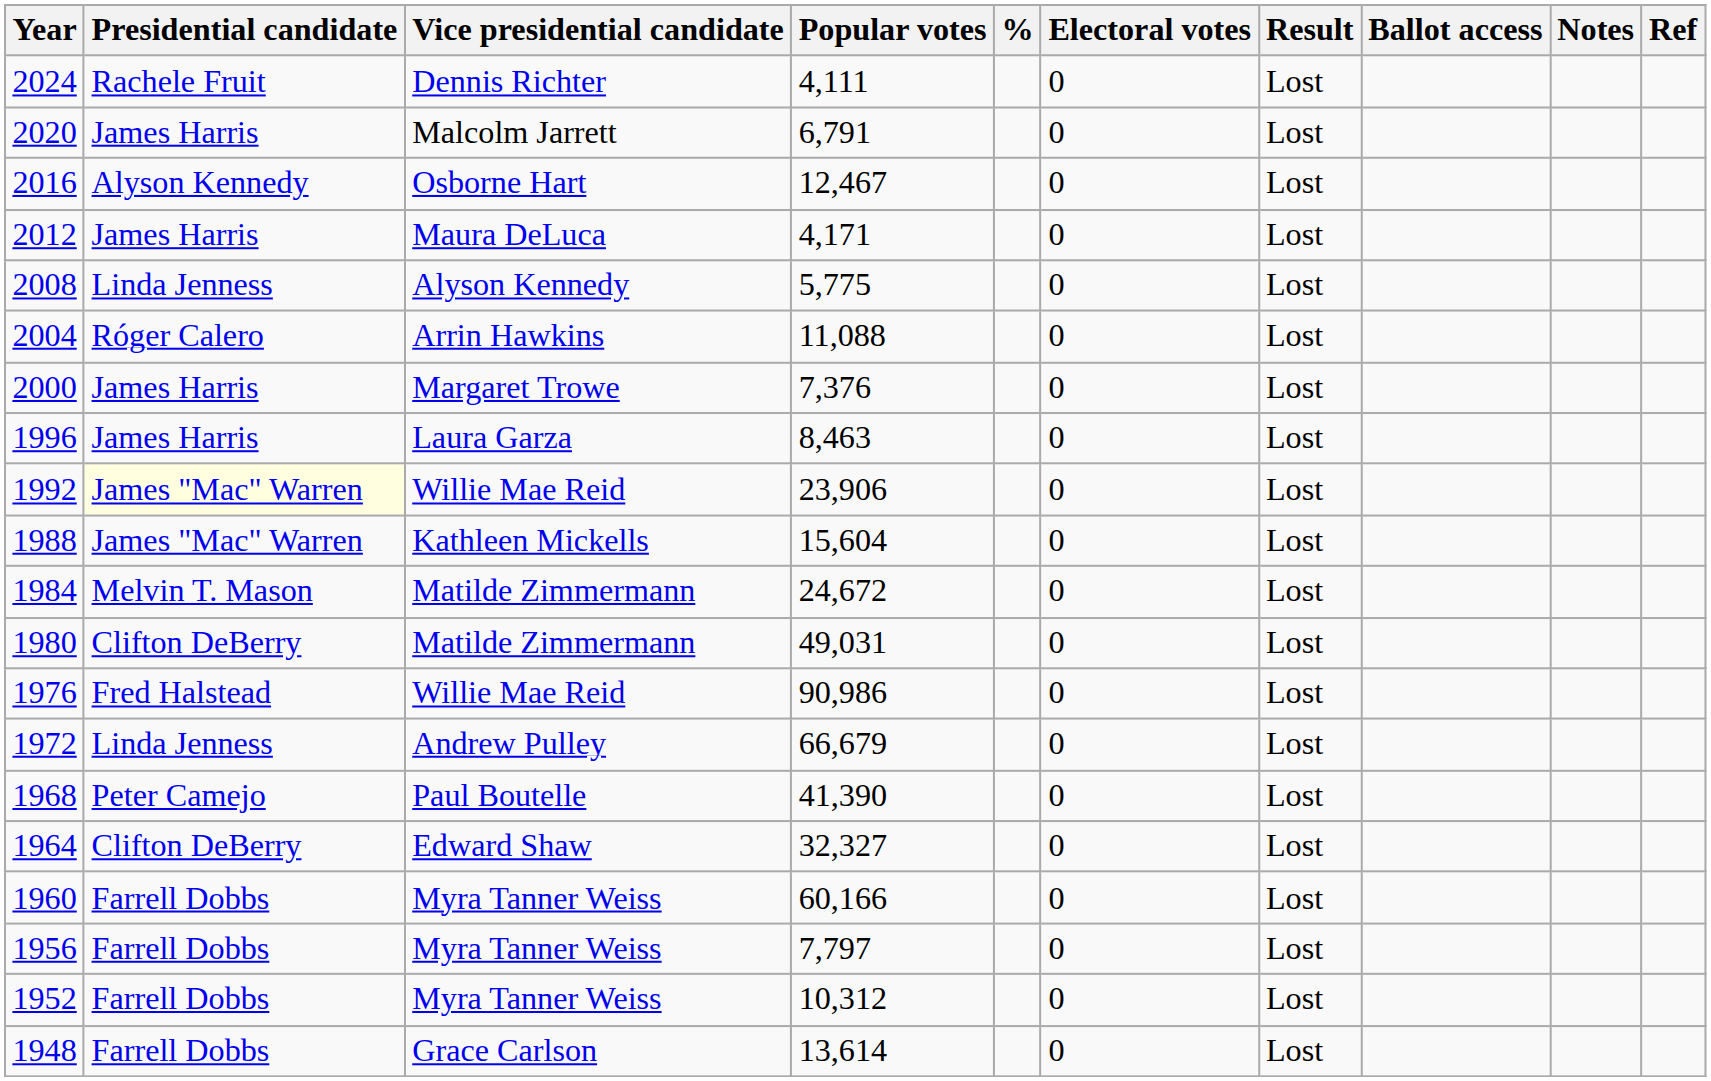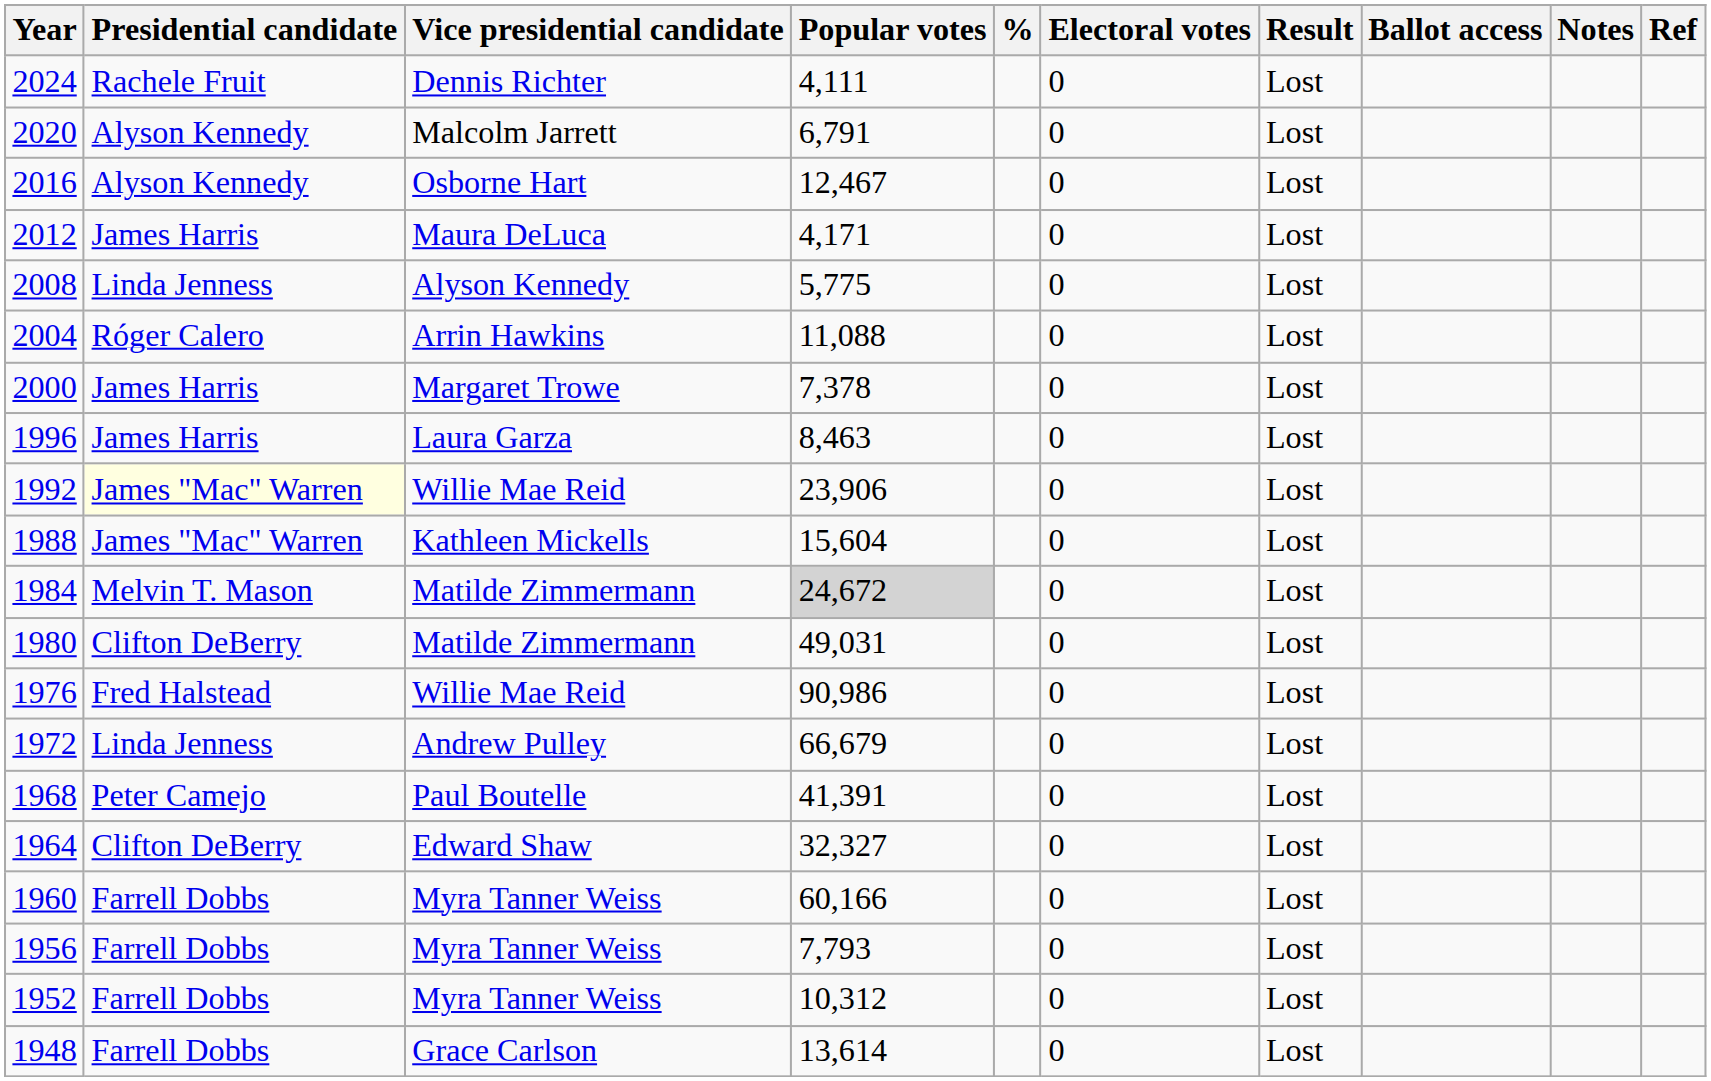(175, 132) James Harris -> (200, 132) Alyson Kennedy
(835, 387) 7,376 -> (835, 387) 7,378
(843, 591) no background -> (843, 591) lightgrey background
(843, 795) 41,390 -> (843, 795) 41,391
(835, 948) 7,797 -> (835, 948) 7,793
